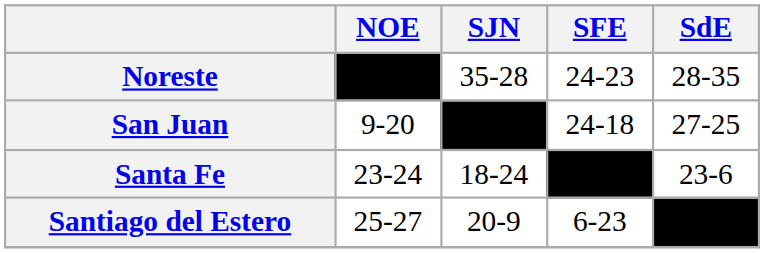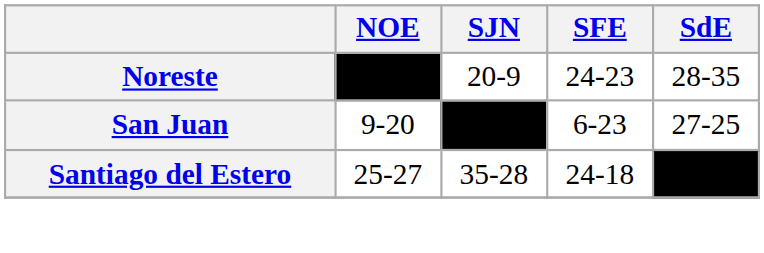(494, 76) 35-28 -> (494, 76) 20-9
(600, 125) 24-18 -> (600, 125) 6-23
- row: (170, 173)
(494, 221) 20-9 -> (494, 173) 35-28
(600, 221) 6-23 -> (600, 173) 24-18
